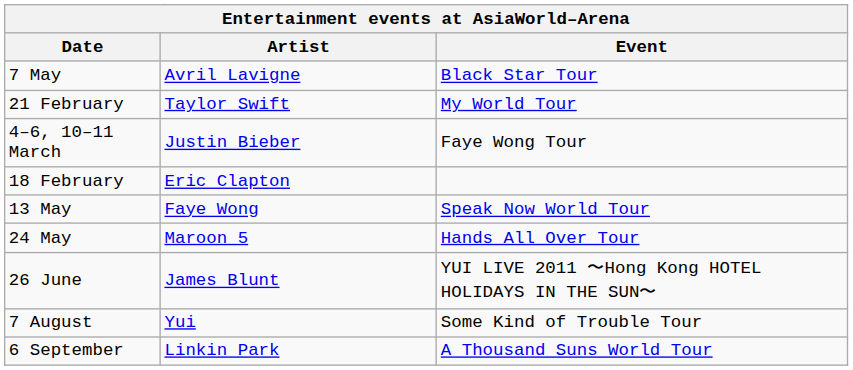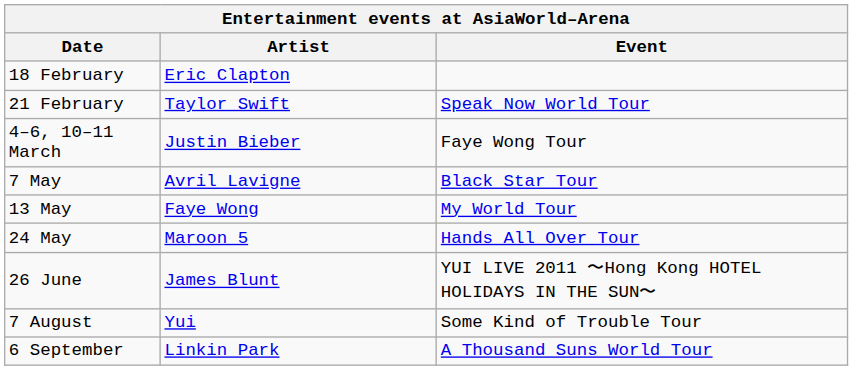rows swapped: (66, 181) <-> (35, 76)
(509, 104) My World Tour -> (545, 104) Speak Now World Tour
(545, 209) Speak Now World Tour -> (509, 209) My World Tour
